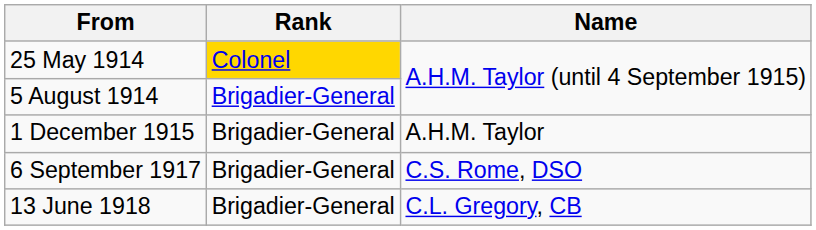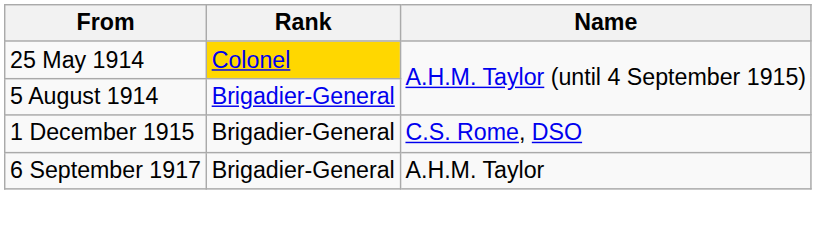(475, 133) A.H.M. Taylor -> (494, 133) C.S. Rome, DSO
(494, 170) C.S. Rome, DSO -> (475, 170) A.H.M. Taylor
- row: (80, 206)
